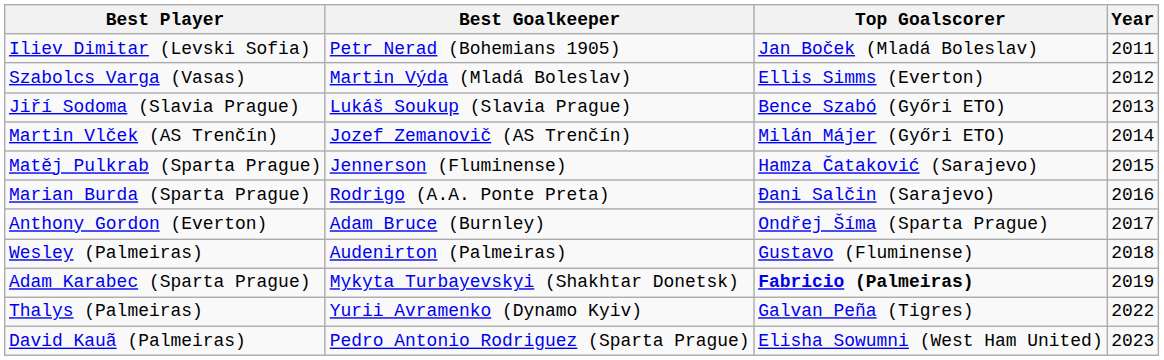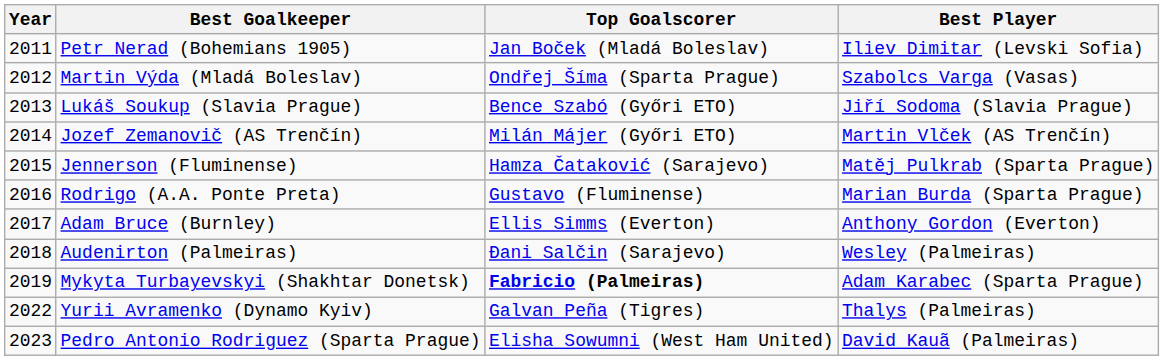columns swapped: (1133, 19) <-> (165, 19)
(871, 78) Ellis Simms (Everton) -> (634, 78) Ondřej Šíma (Sparta Prague)
(877, 195) Đani Salčin (Sarajevo) -> (597, 195) Gustavo (Fluminense)
(904, 224) Ondřej Šíma (Sparta Prague) -> (602, 224) Ellis Simms (Everton)
(866, 253) Gustavo (Fluminense) -> (607, 253) Đani Salčin (Sarajevo)
